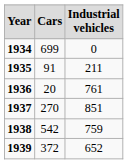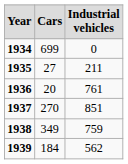(50, 68) 91 -> (50, 68) 27
(50, 128) 542 -> (50, 128) 349
(50, 148) 372 -> (50, 148) 184
(94, 148) 652 -> (94, 148) 562
